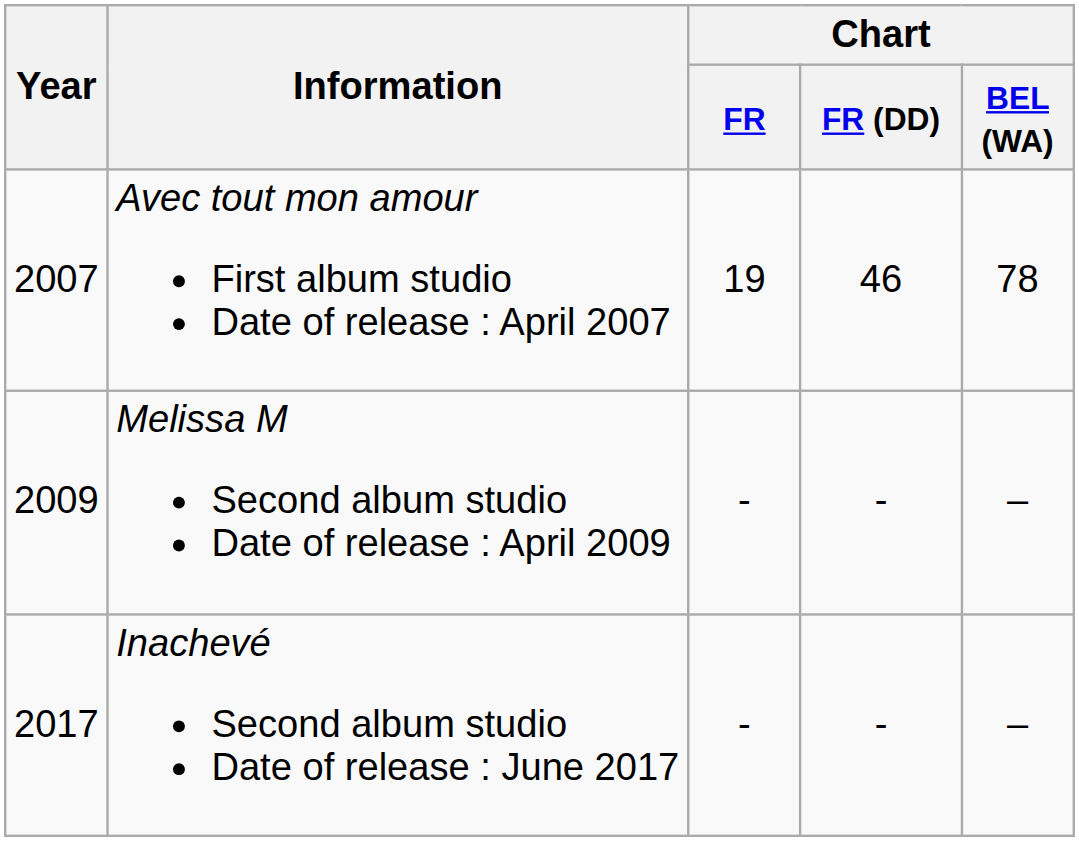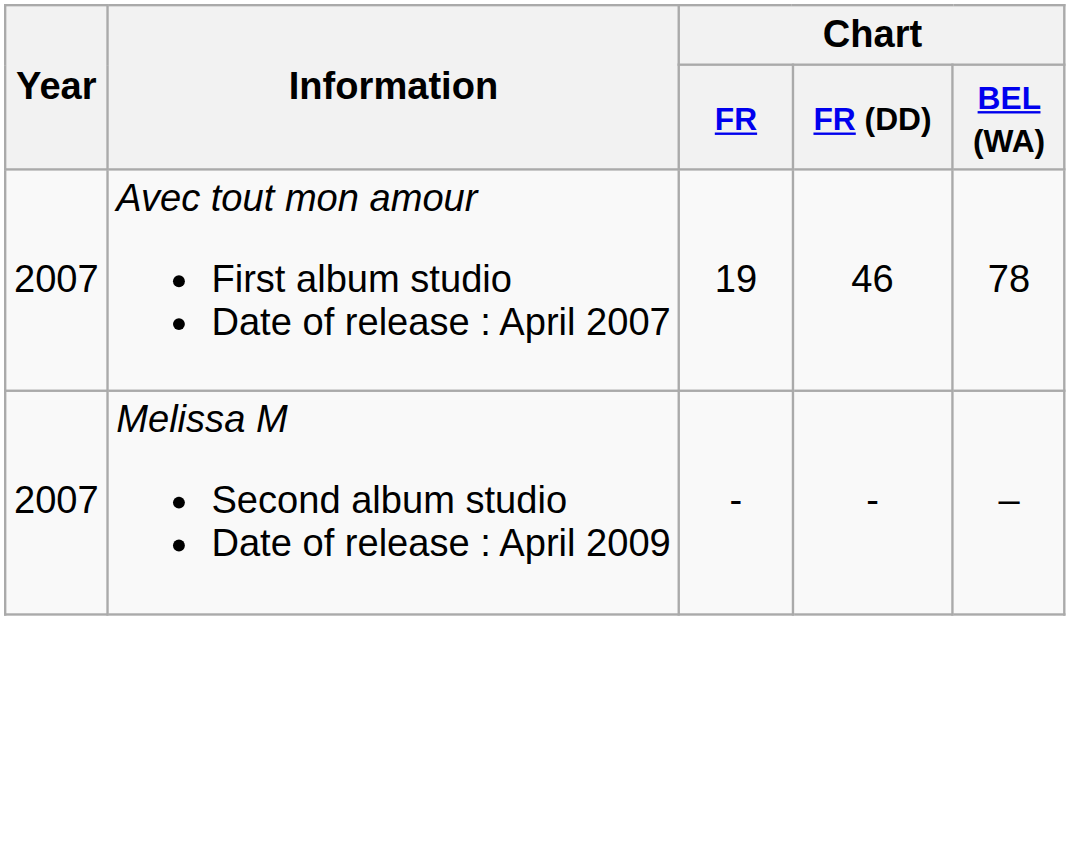(56, 501) 2009 -> (56, 501) 2007
- row: (398, 705)
